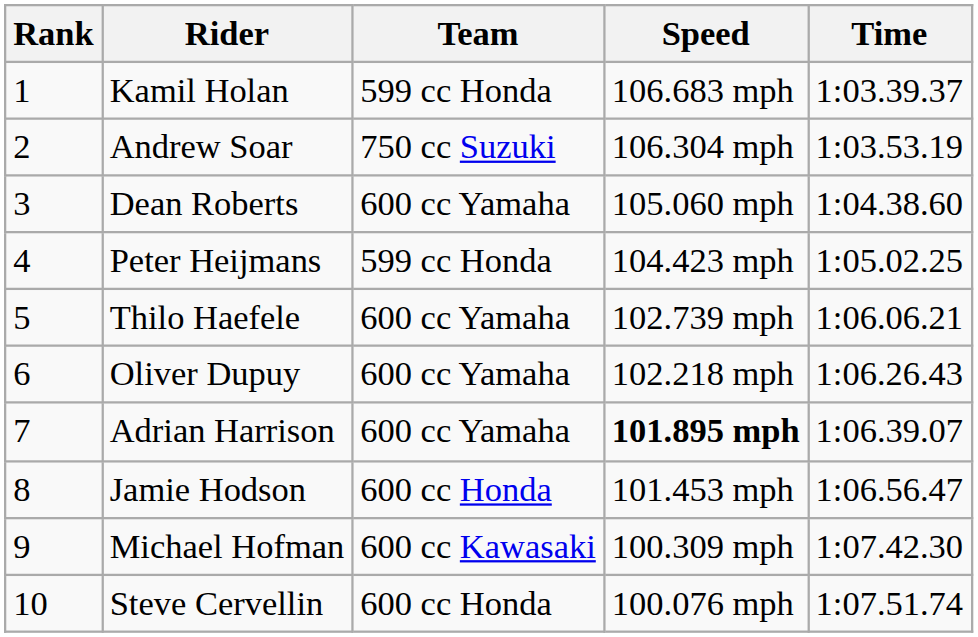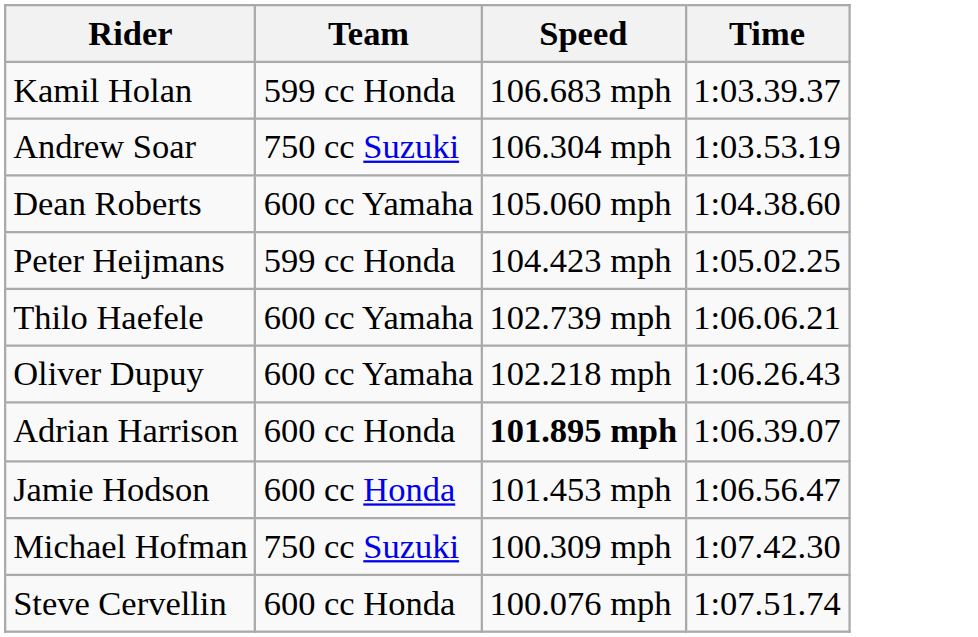- column: (53, 33)
(465, 431) 600 cc Yamaha -> (359, 431) 600 cc Honda
(478, 545) 600 cc Kawasaki -> (361, 545) 750 cc Suzuki
